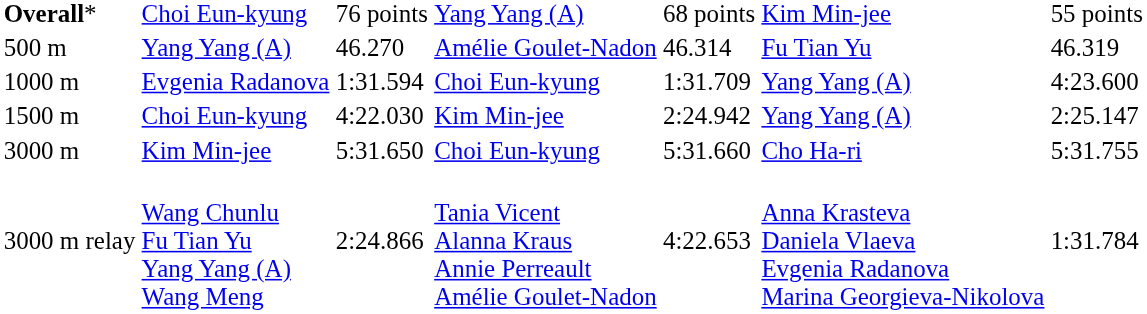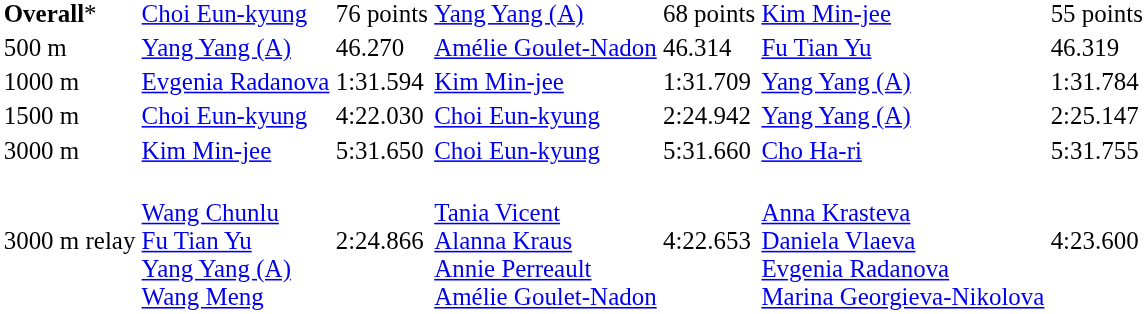(517, 82) Choi Eun-kyung -> (499, 82) Kim Min-jee
(1095, 82) 4:23.600 -> (1095, 82) 1:31.784
(499, 116) Kim Min-jee -> (517, 116) Choi Eun-kyung
(1095, 241) 1:31.784 -> (1095, 241) 4:23.600
